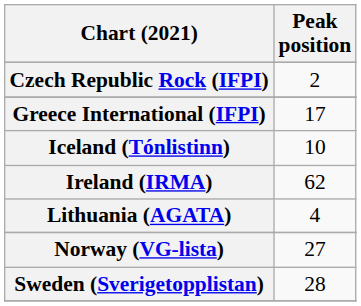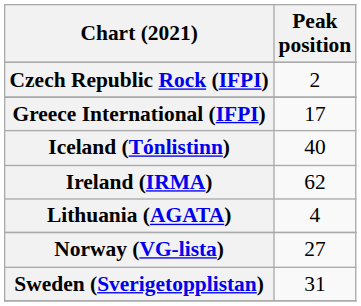(315, 147) 10 -> (315, 147) 40
(315, 283) 28 -> (315, 283) 31
